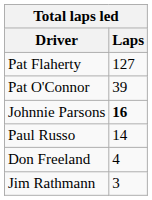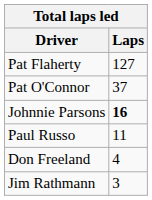(120, 87) 39 -> (120, 87) 37
(120, 135) 14 -> (119, 135) 11
